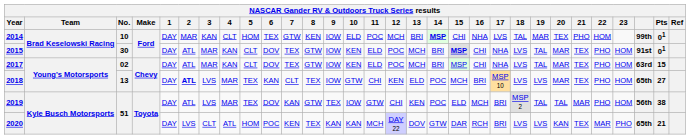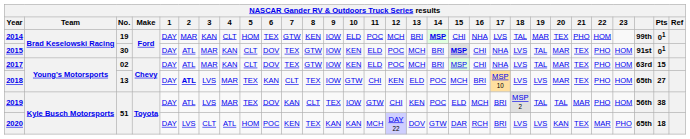(124, 36) 10 -> (124, 36) 19
(313, 102) GTW -> (313, 102) CLT
(662, 124) 21 -> (662, 124) 18
